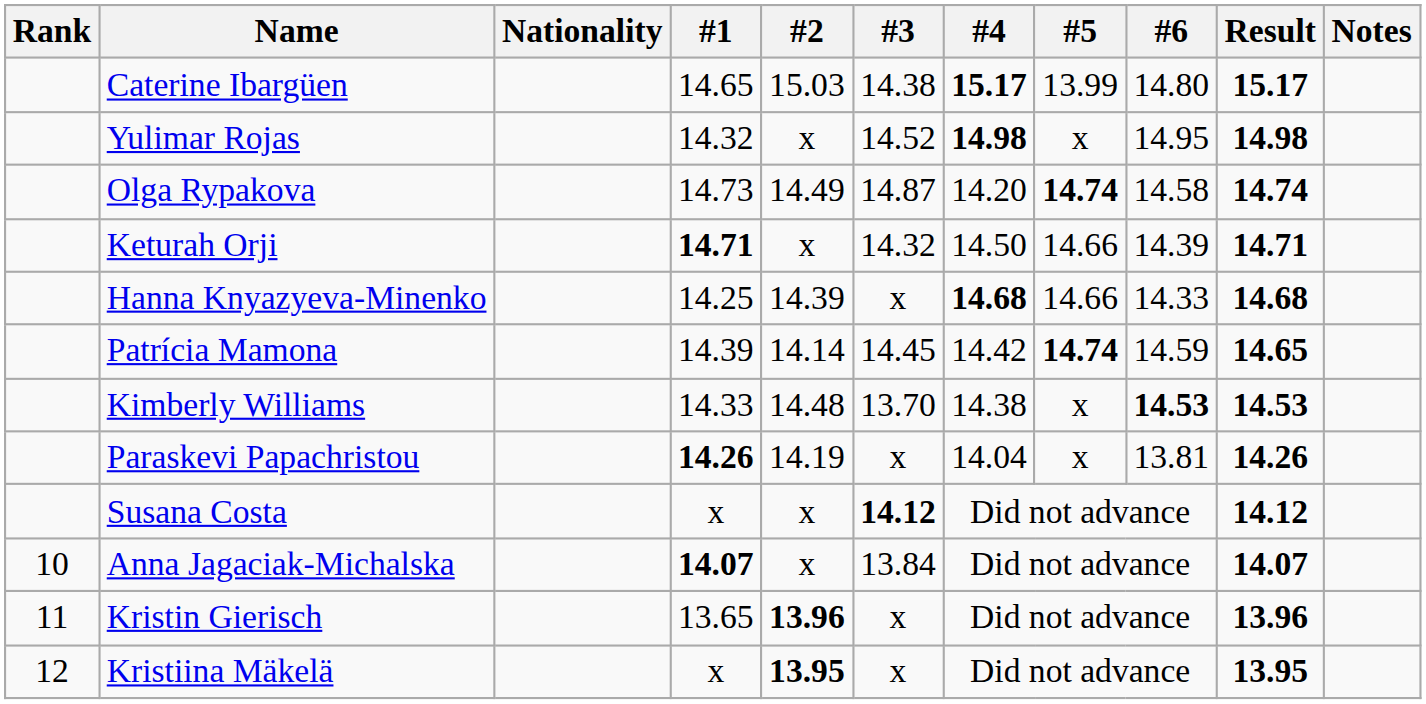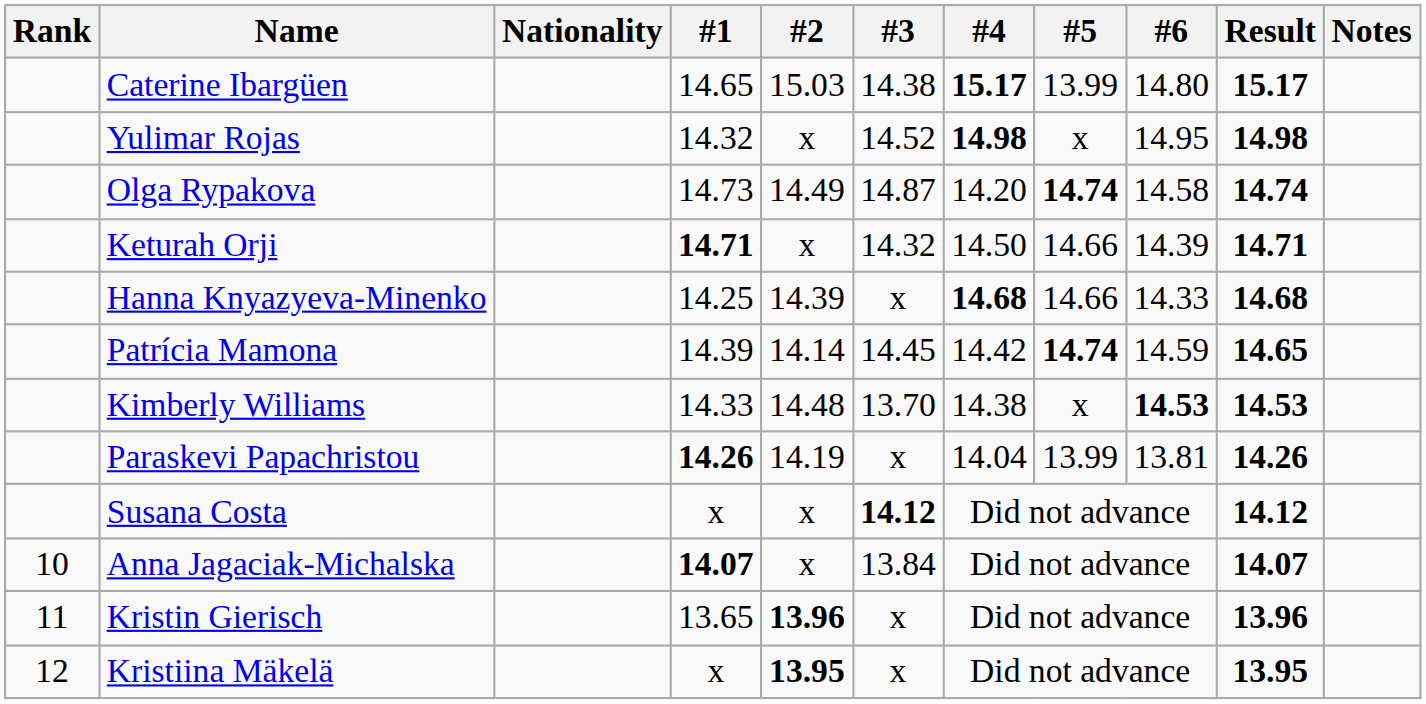(1080, 457) x -> (1080, 457) 13.99
